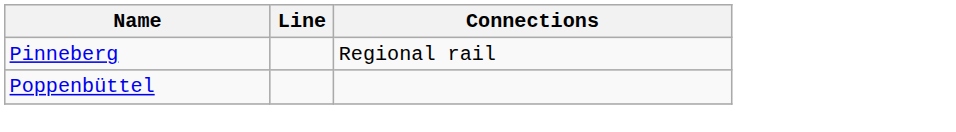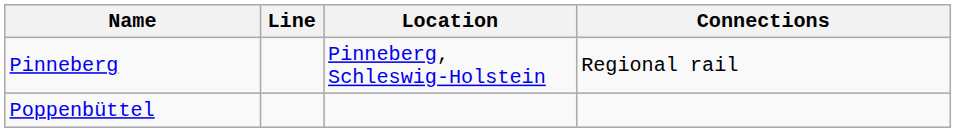+ column: (450, 21)
